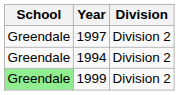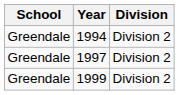rows swapped: (91, 57) <-> (91, 36)
(39, 79) lightgreen background -> (39, 79) no background
